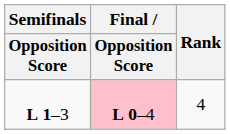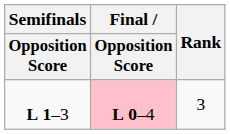(201, 104) 4 -> (201, 104) 3
